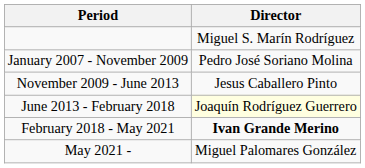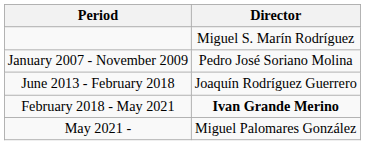- row: (98, 83)
(276, 106) lightyellow background -> (276, 83) no background
